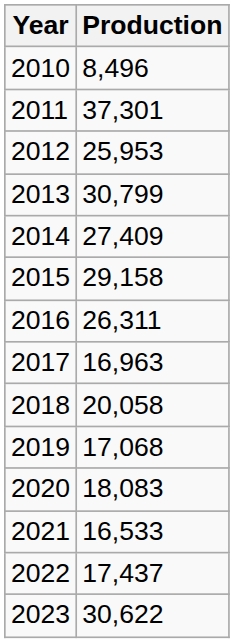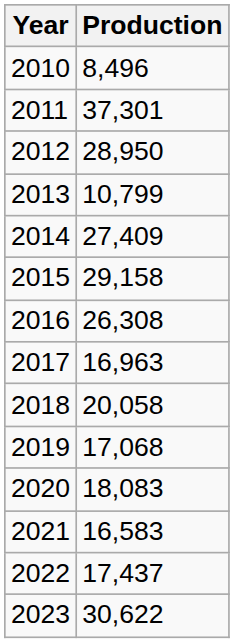(123, 151) 25,953 -> (123, 151) 28,950
(123, 194) 30,799 -> (123, 194) 10,799
(122, 320) 26,311 -> (123, 320) 26,308
(123, 531) 16,533 -> (123, 531) 16,583
